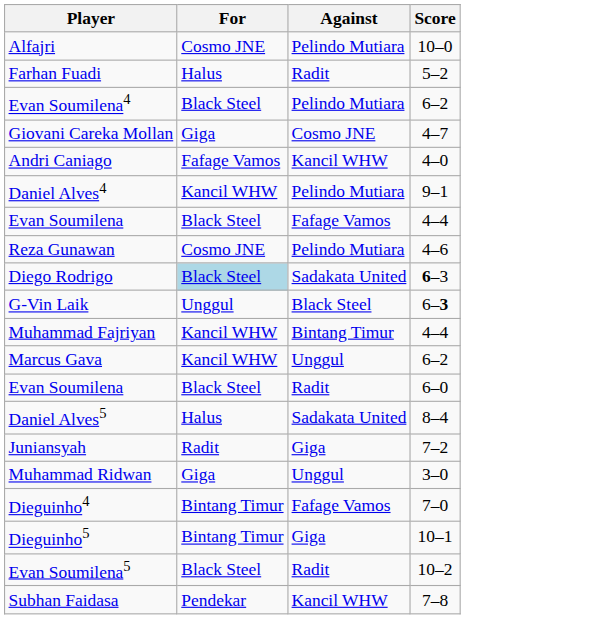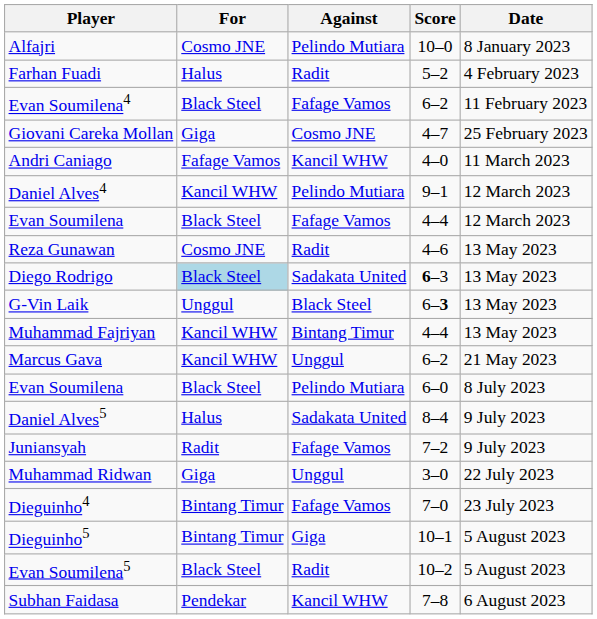+ column: (526, 18)
(348, 103) Pelindo Mutiara -> (341, 103) Fafage Vamos
(348, 249) Pelindo Mutiara -> (310, 249) Radit
(310, 387) Radit -> (348, 387) Pelindo Mutiara
(309, 447) Giga -> (341, 447) Fafage Vamos
